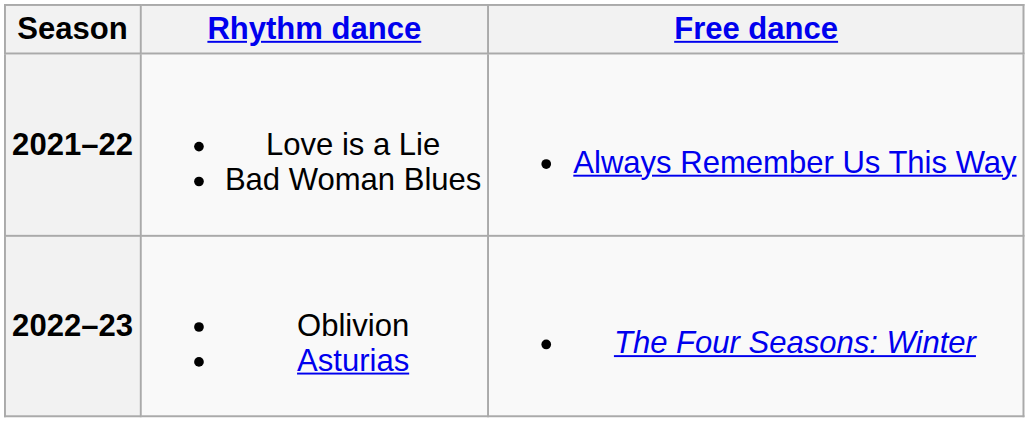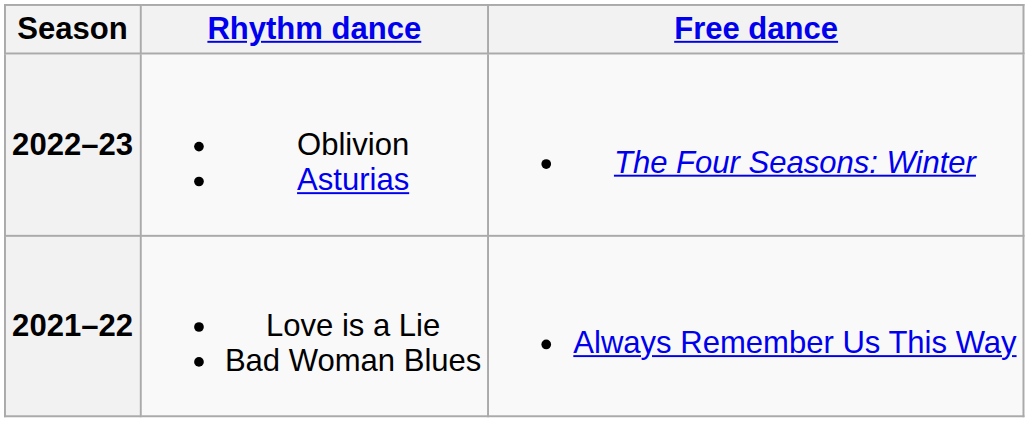rows swapped: (73, 144) <-> (73, 325)
